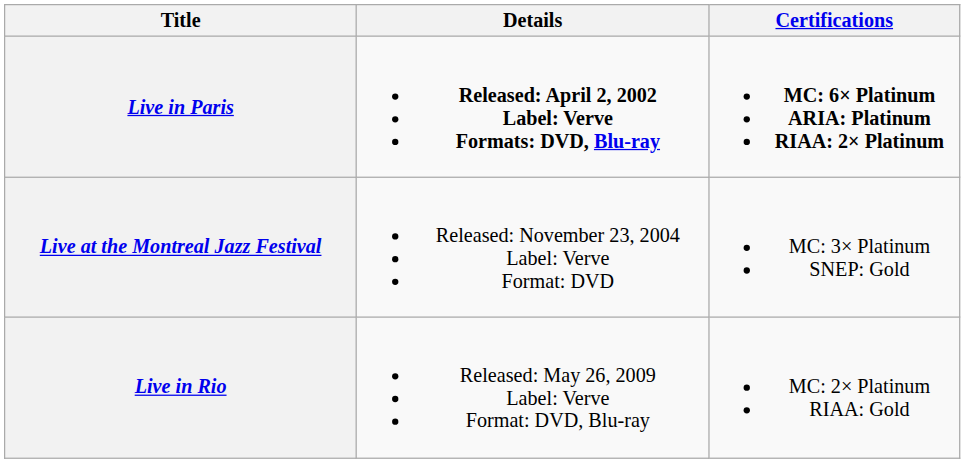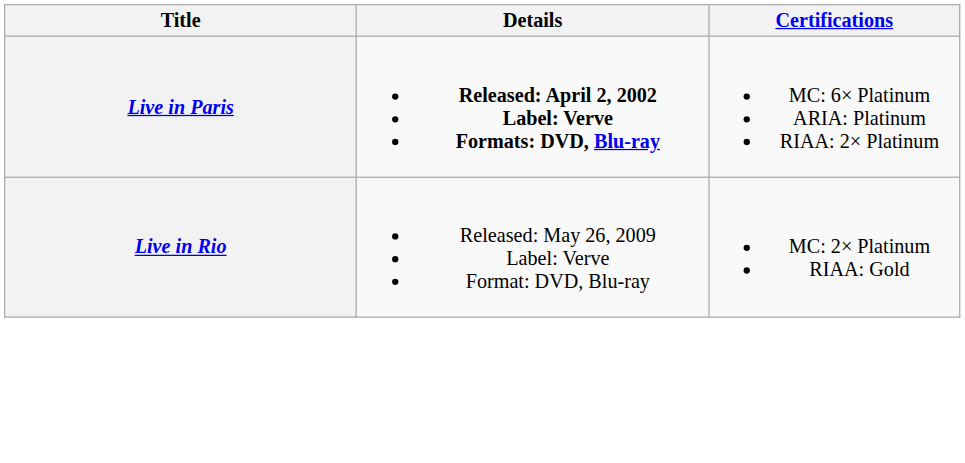(834, 118) bold -> (834, 118) normal
- row: (181, 246)
